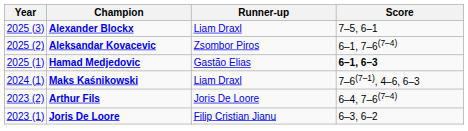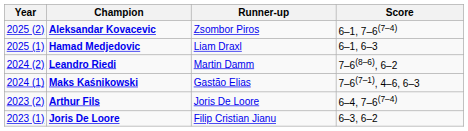- row: (91, 29)
(222, 63) Gastão Elias -> (218, 47) Liam Draxl
(358, 63) bold -> (358, 47) normal
+ row: (83, 64)
(218, 80) Liam Draxl -> (222, 83) Gastão Elias
